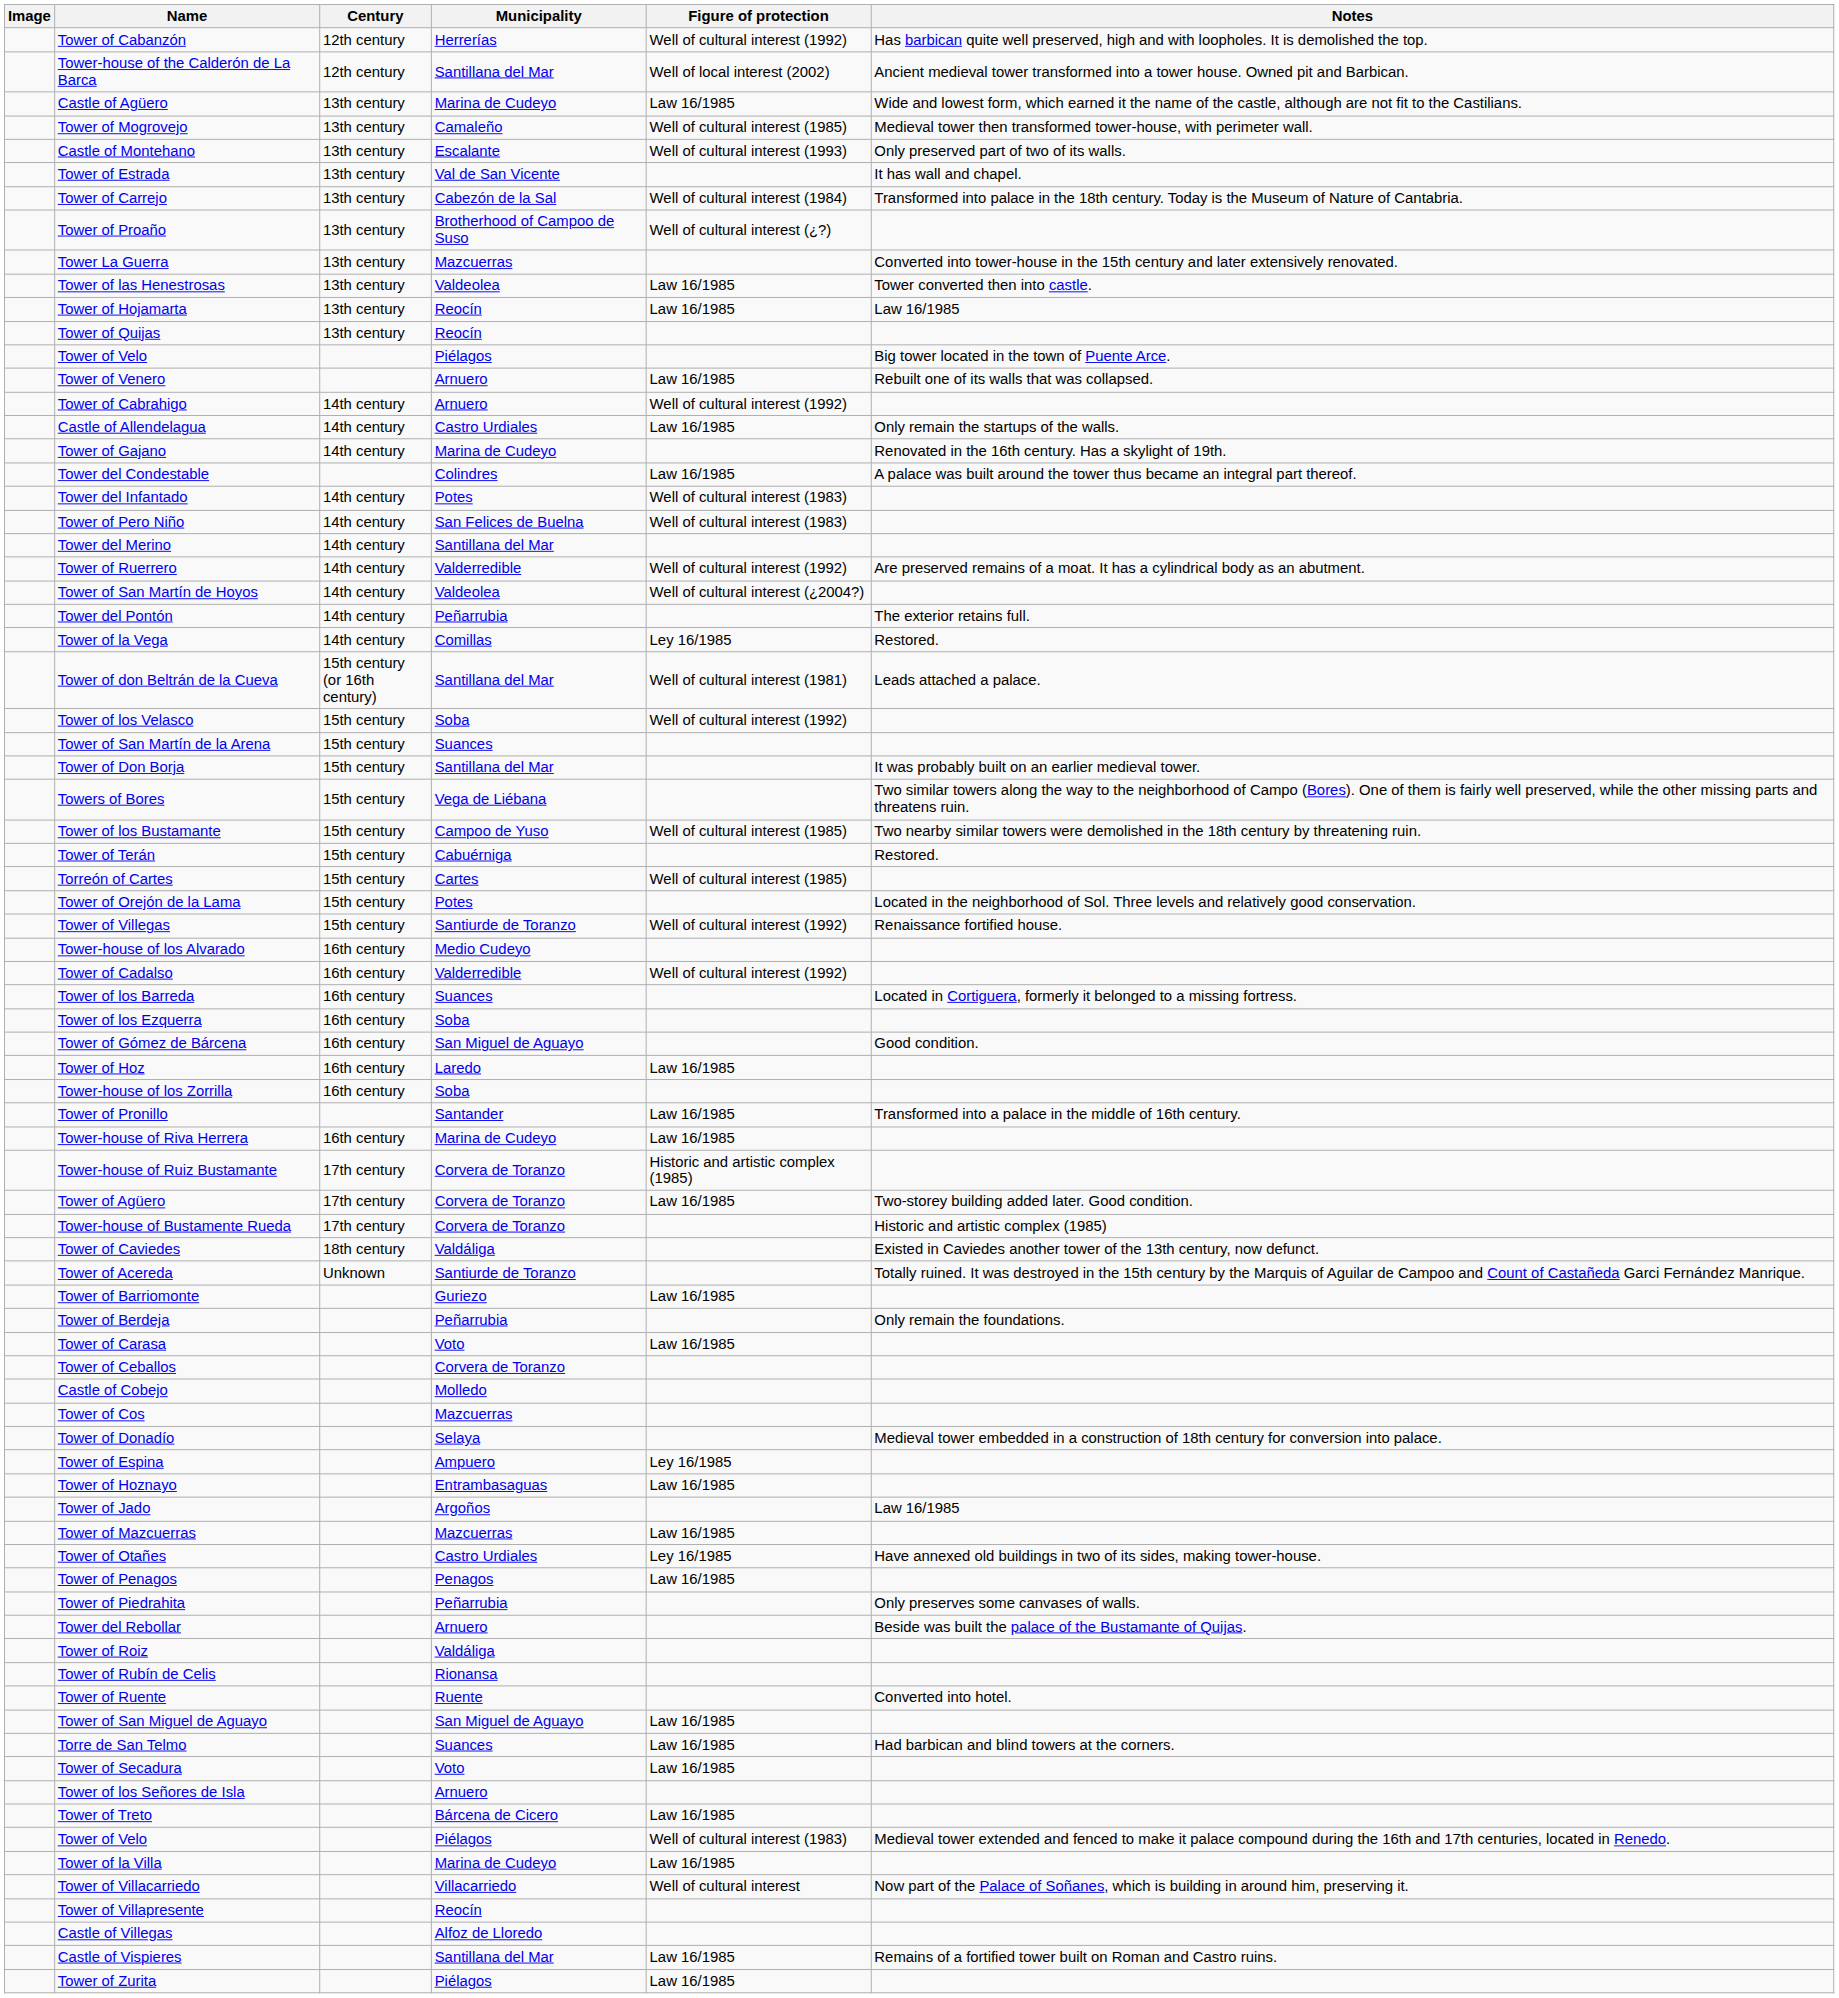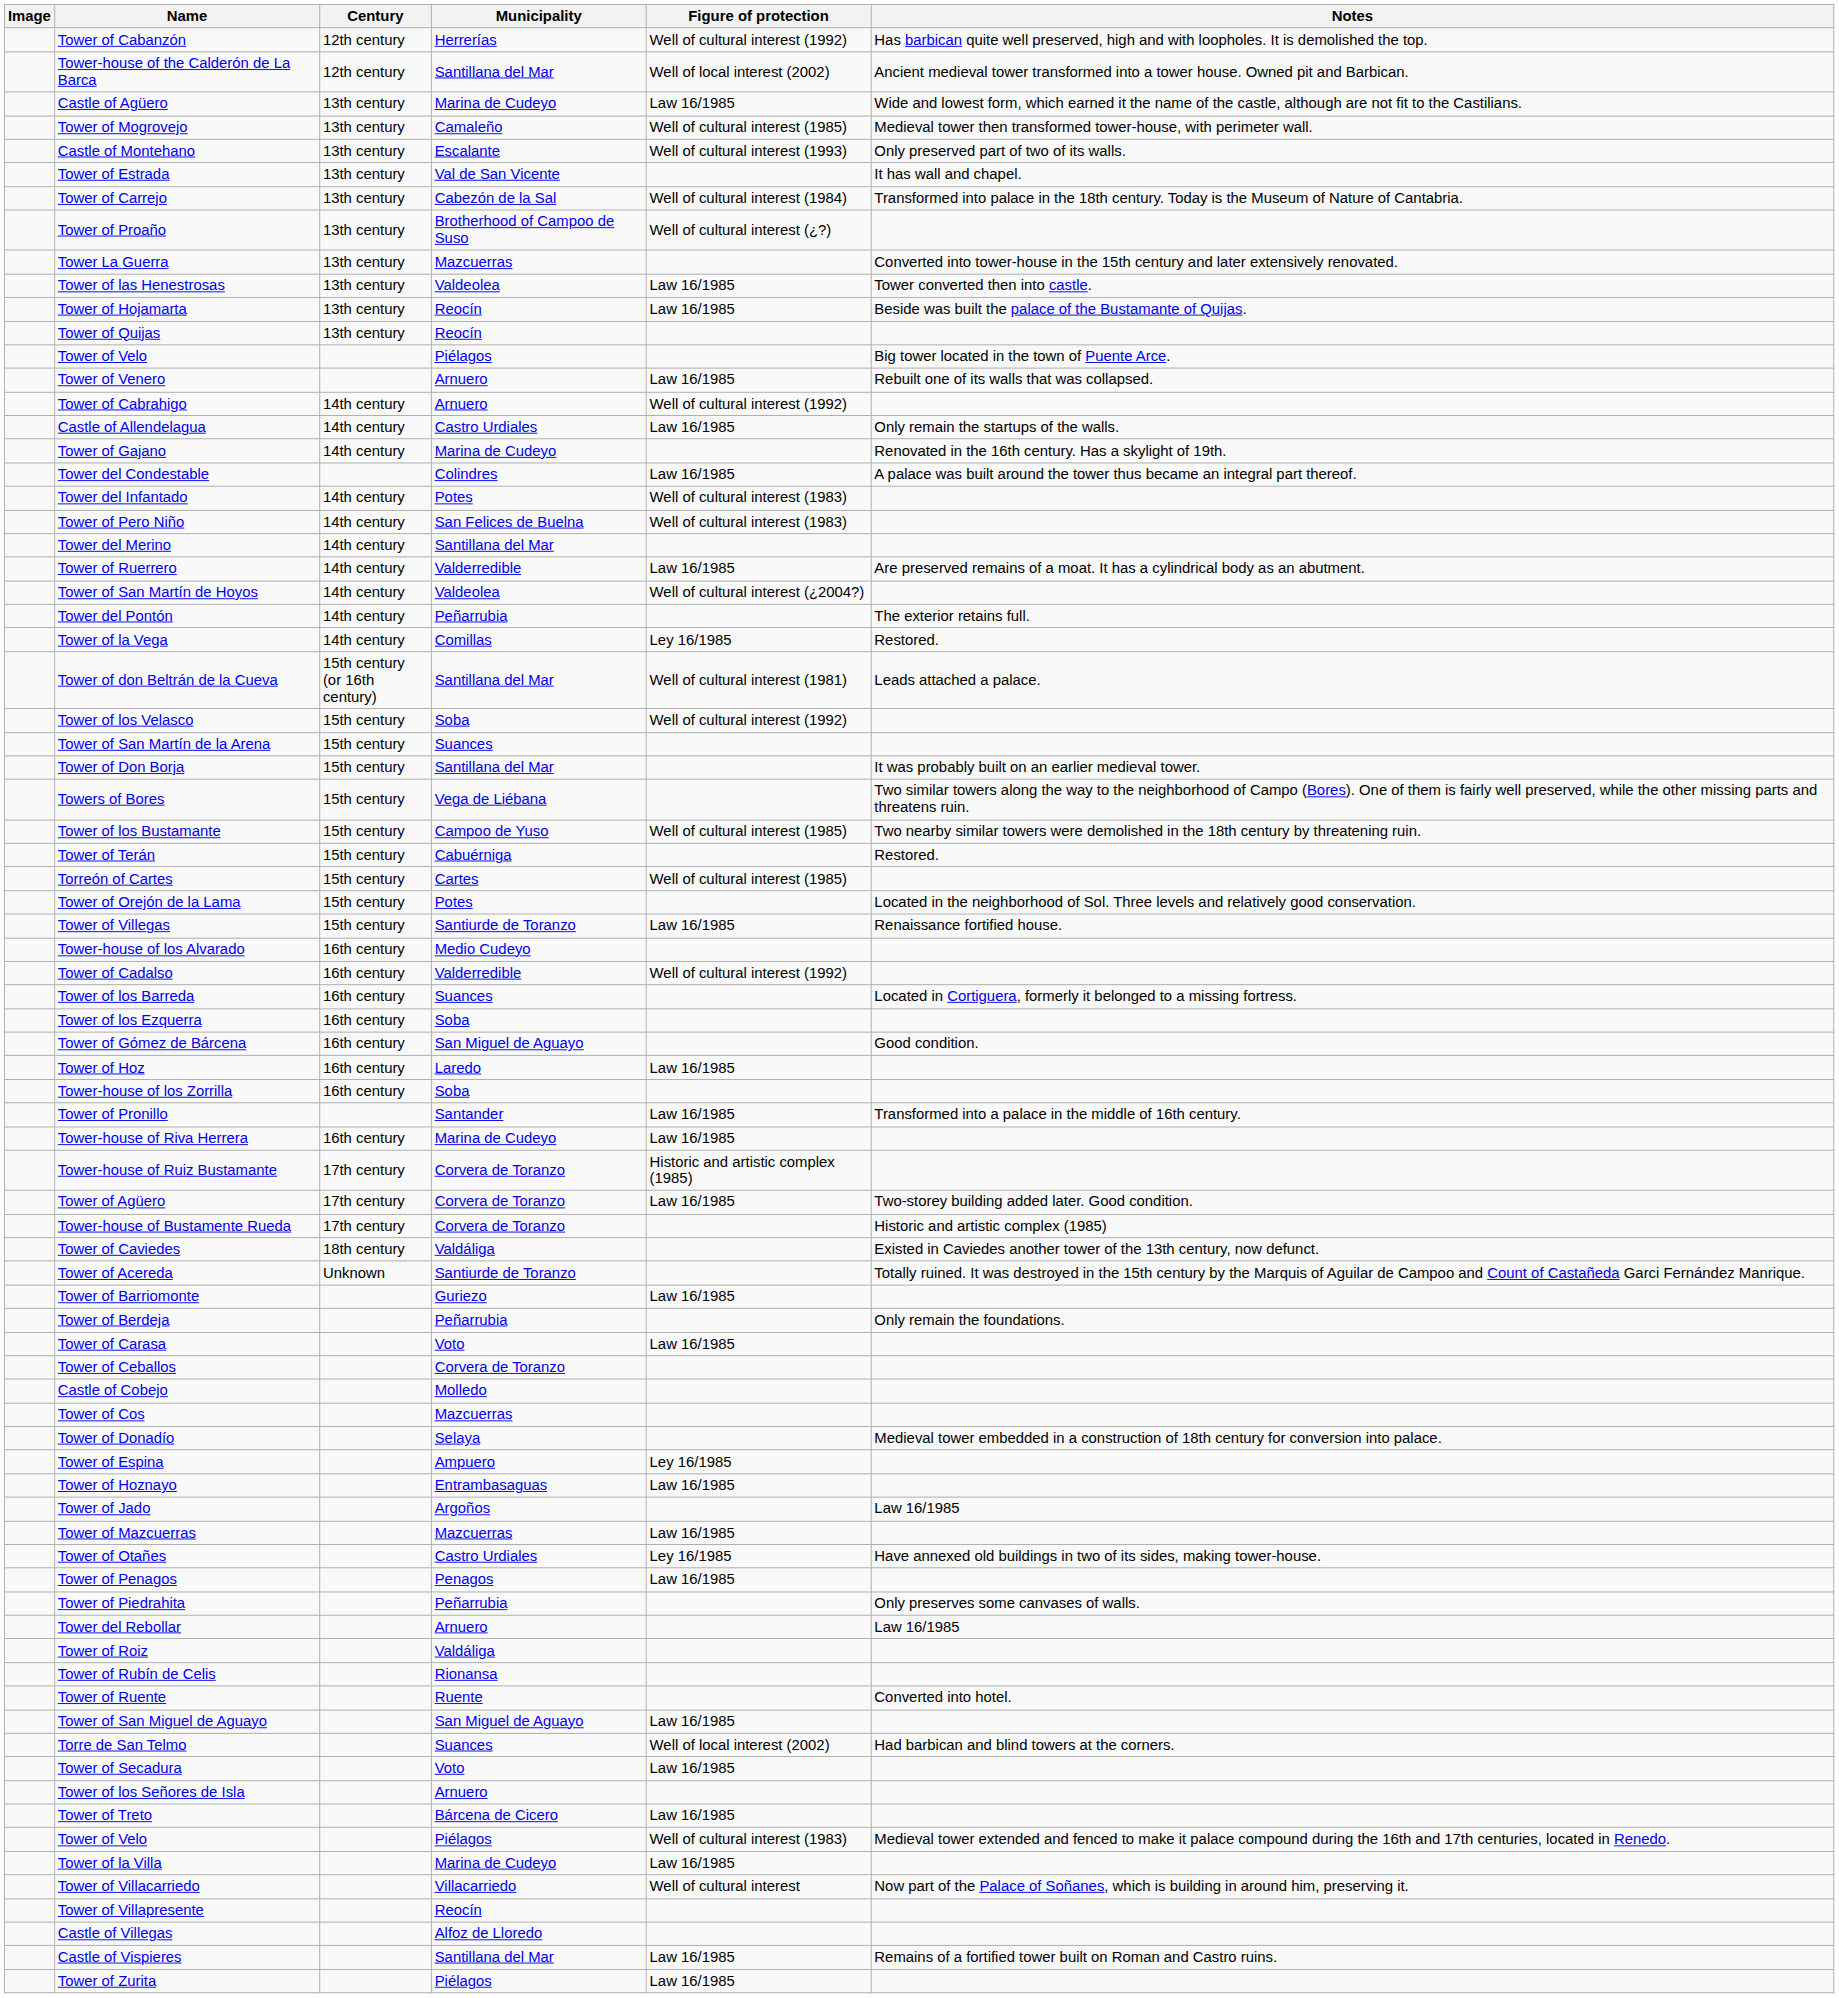(917, 309) Law 16/1985 -> (1060, 309) Beside was built the palace of the Bustamante of Quijas.
(748, 568) Well of cultural interest (1992) -> (692, 568) Law 16/1985
(748, 925) Well of cultural interest (1992) -> (692, 925) Law 16/1985
(1060, 1627) Beside was built the palace of the Bustamante of Quijas. -> (917, 1627) Law 16/1985
(692, 1745) Law 16/1985 -> (740, 1745) Well of local interest (2002)
